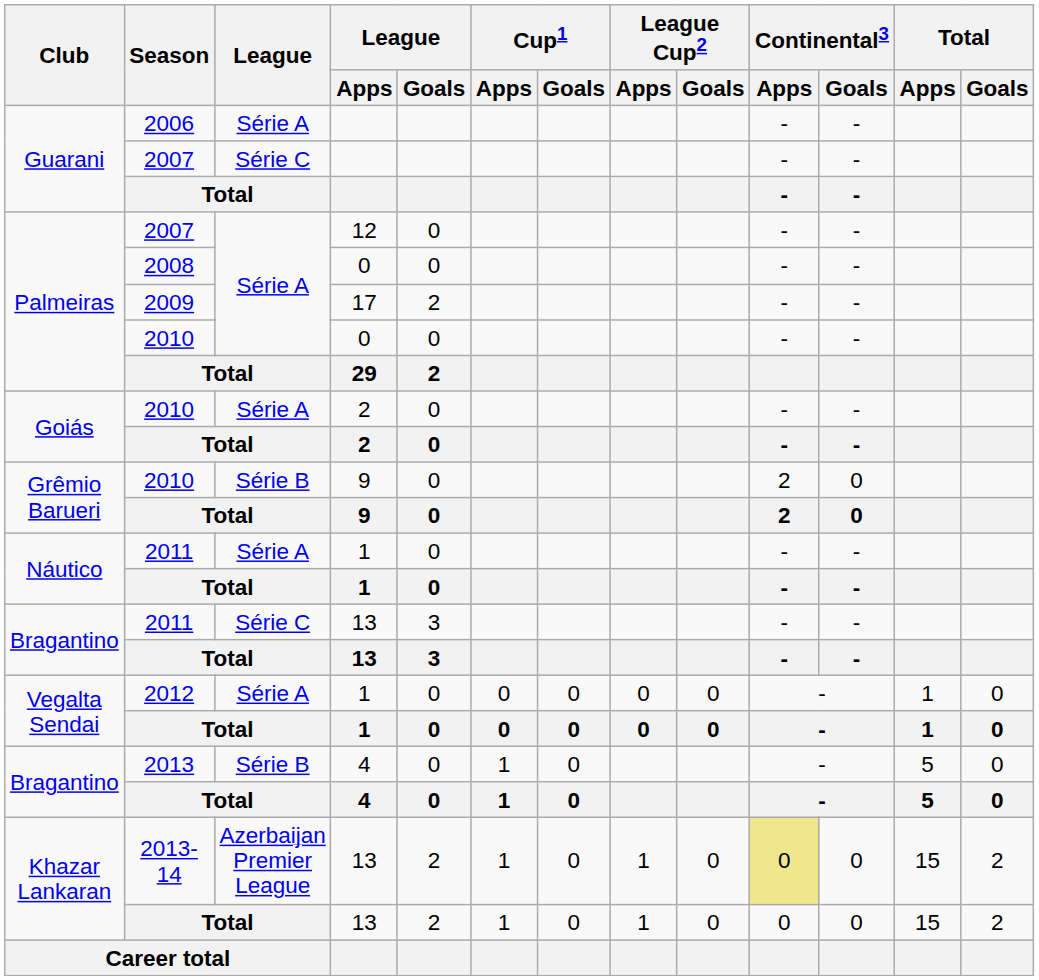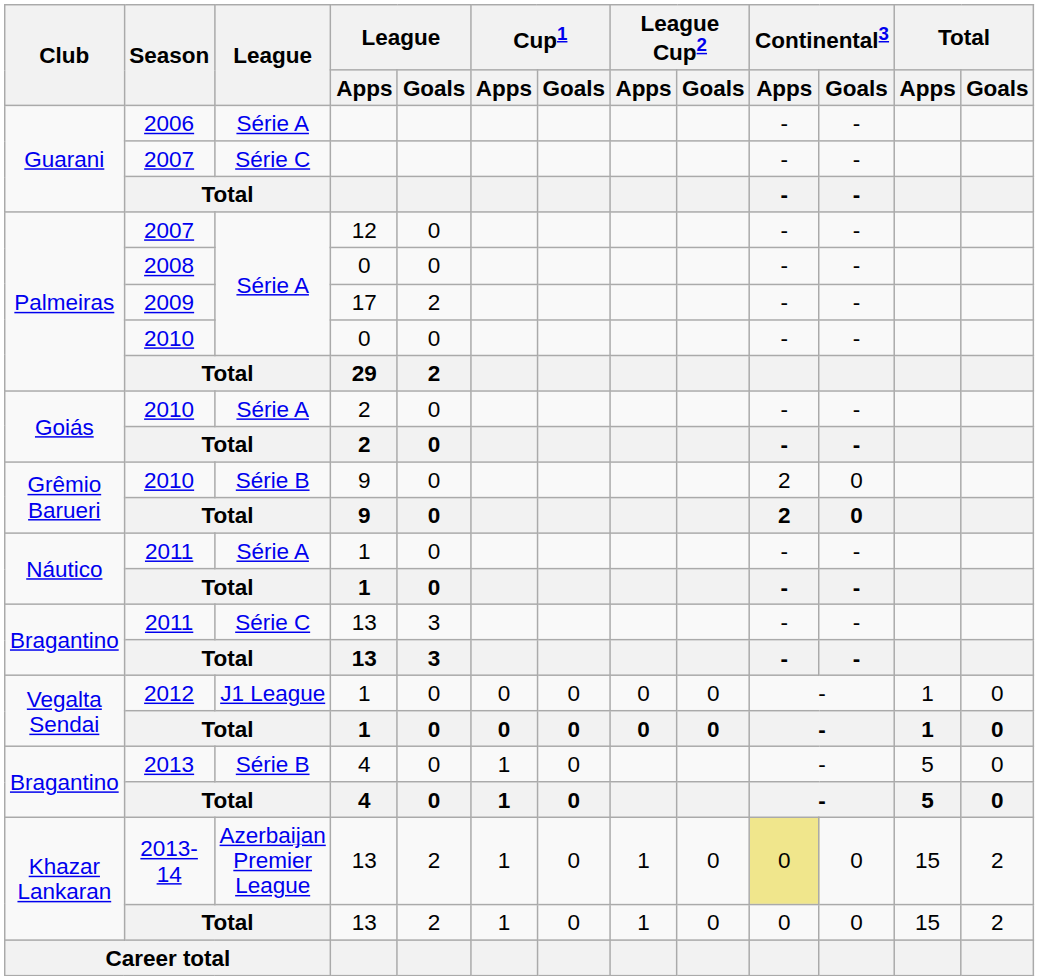(273, 693) Série A -> (273, 693) J1 League
